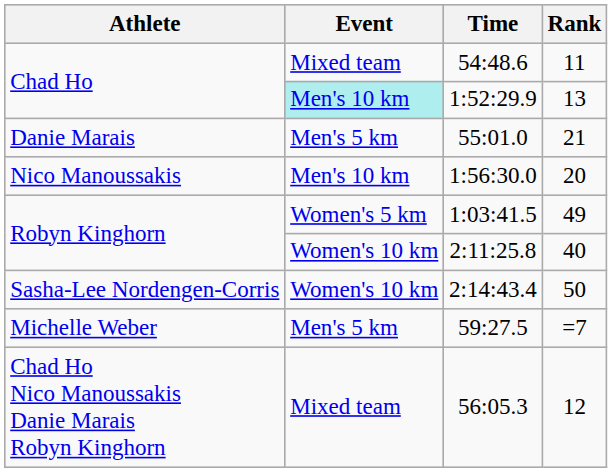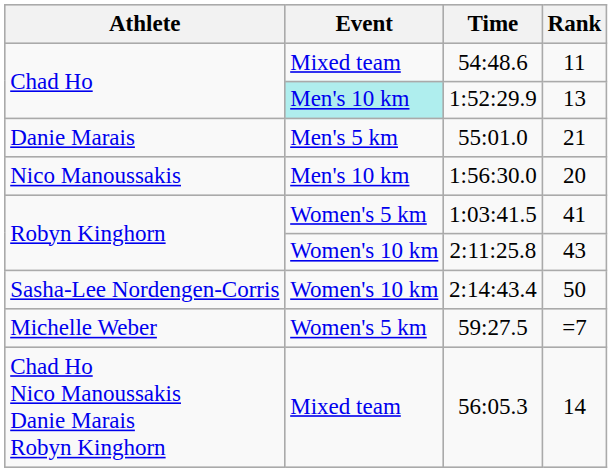(574, 213) 49 -> (574, 213) 41
(574, 251) 40 -> (574, 251) 43
(344, 327) Men's 5 km -> (358, 327) Women's 5 km
(574, 406) 12 -> (574, 406) 14
